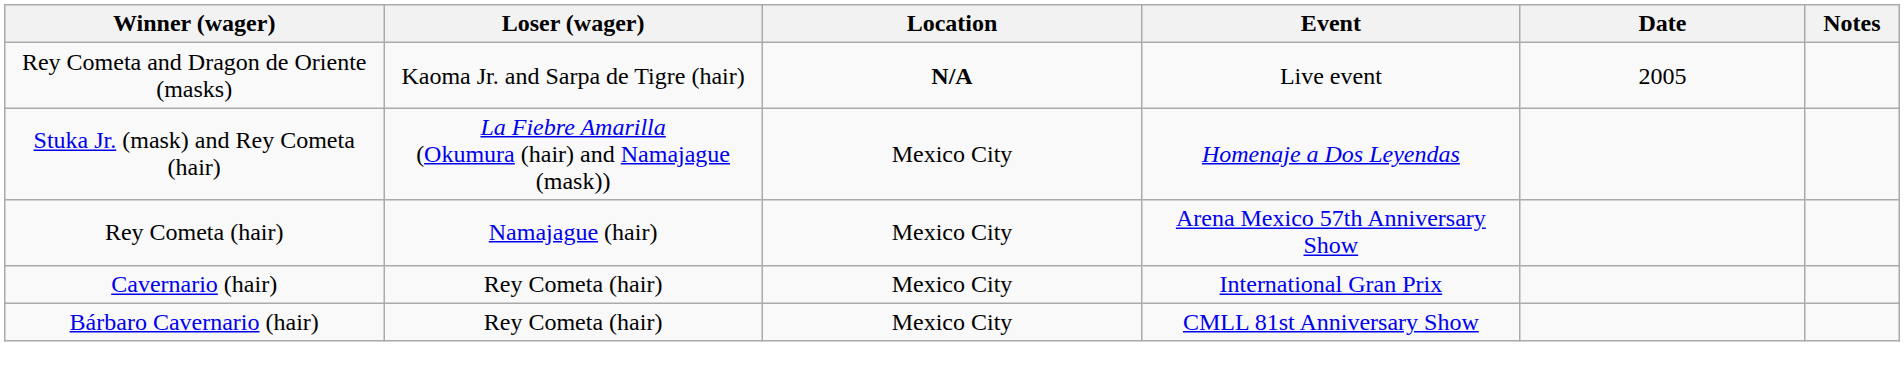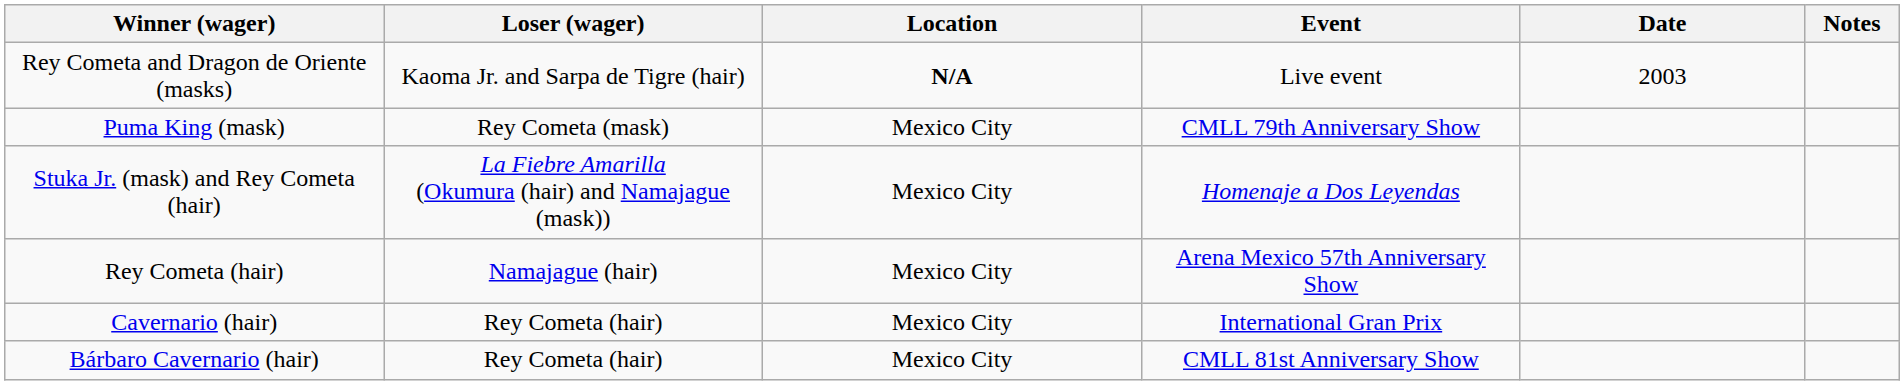(1662, 75) 2005 -> (1662, 75) 2003
+ row: (194, 126)
